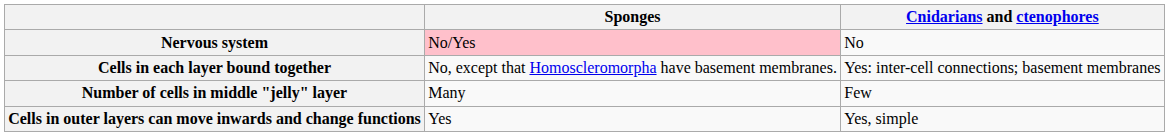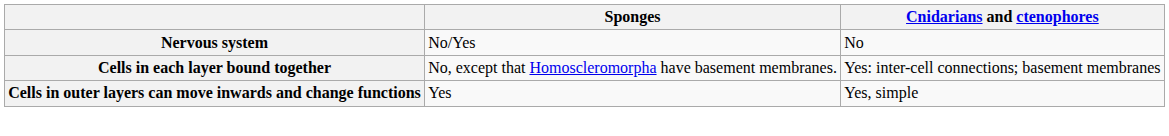(452, 42) pink background -> (452, 42) no background
- row: (214, 93)
